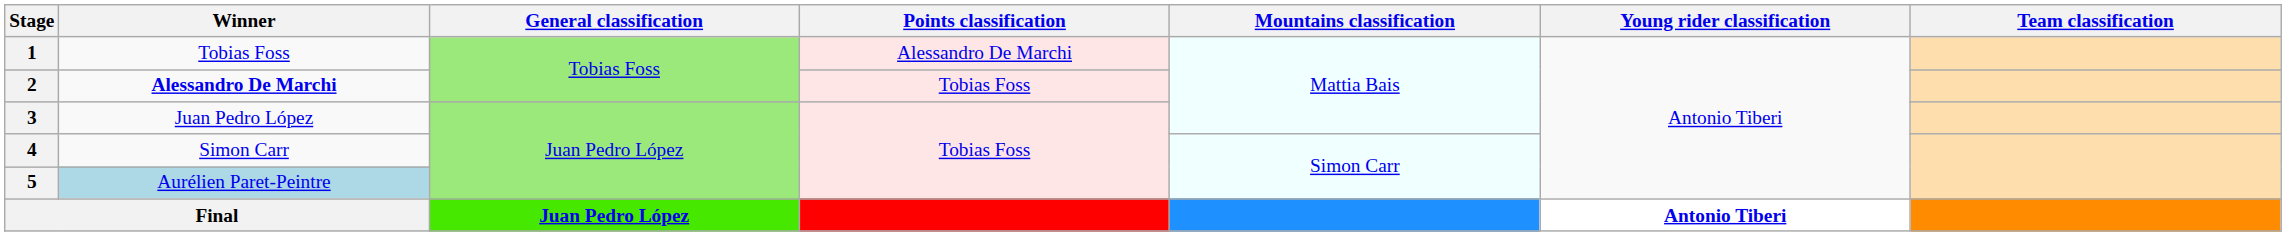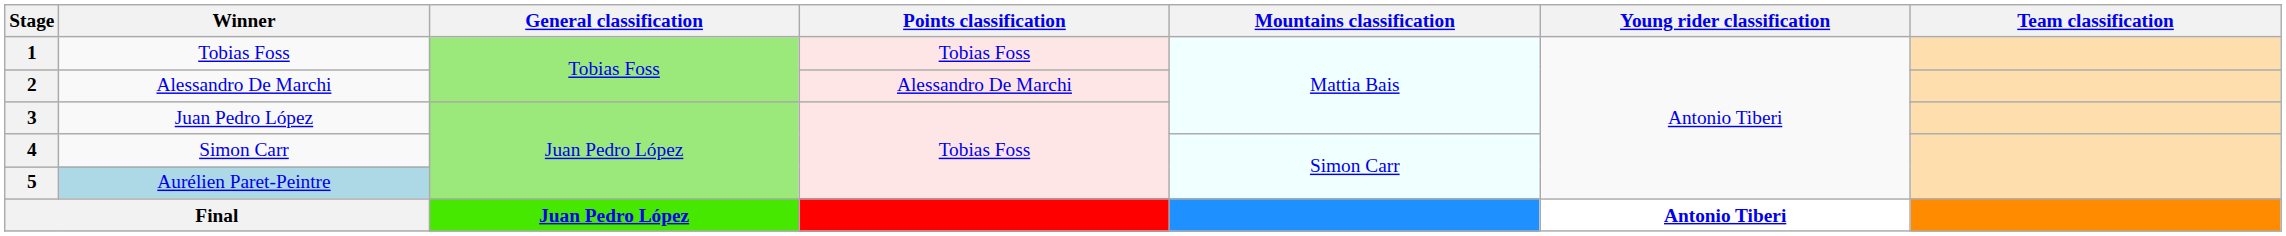(985, 53) Alessandro De Marchi -> (984, 53) Tobias Foss
(244, 85) bold -> (244, 85) normal
(985, 85) Tobias Foss -> (984, 85) Alessandro De Marchi
